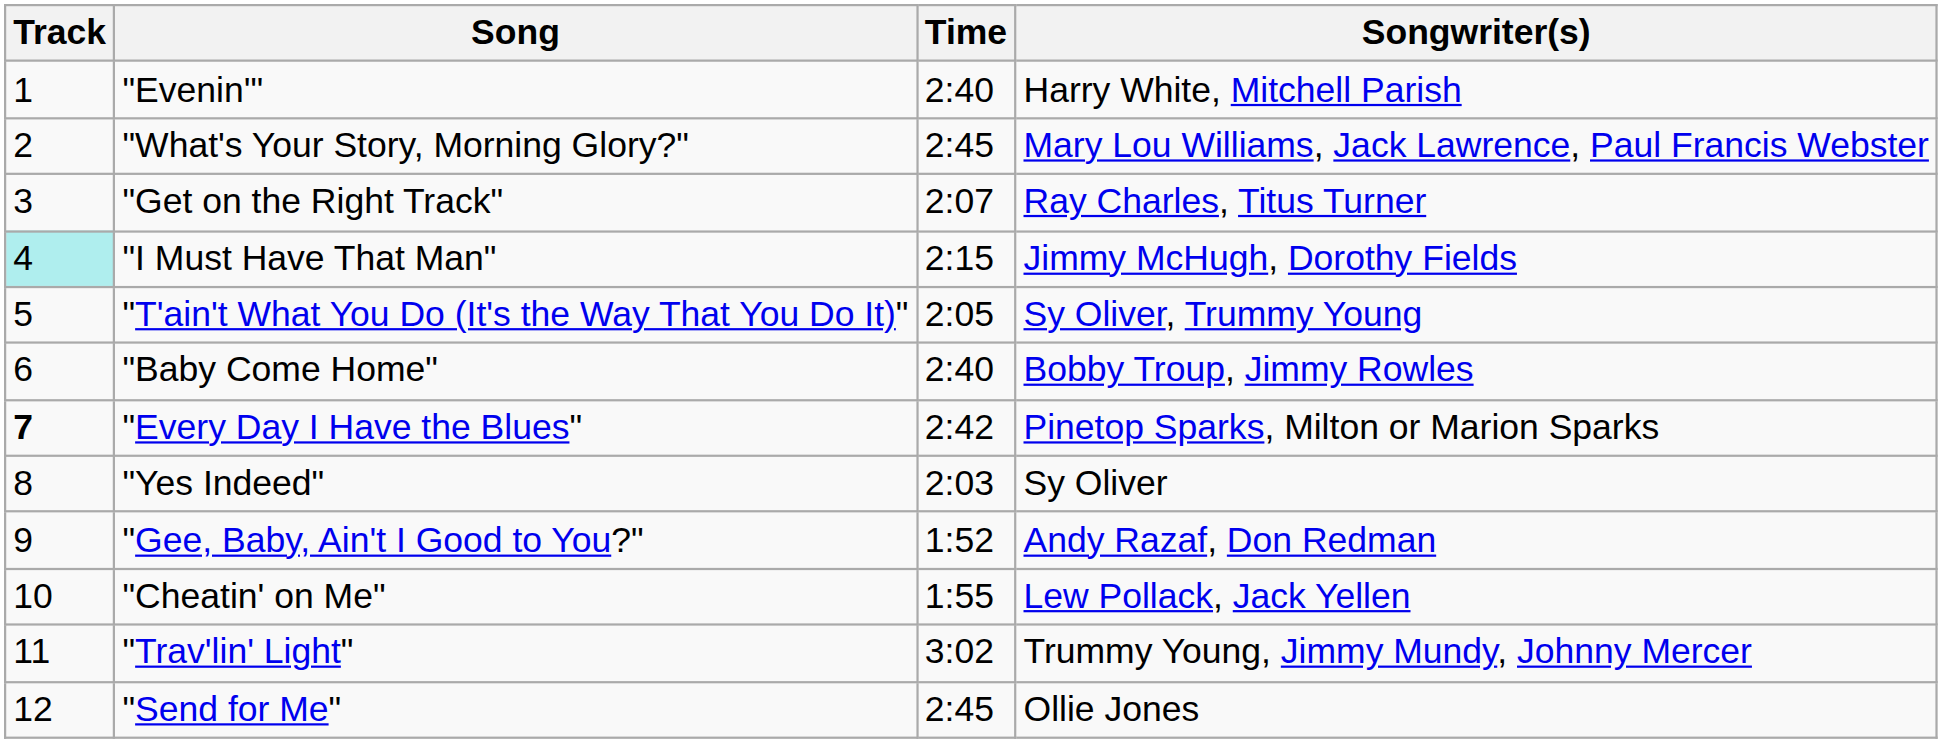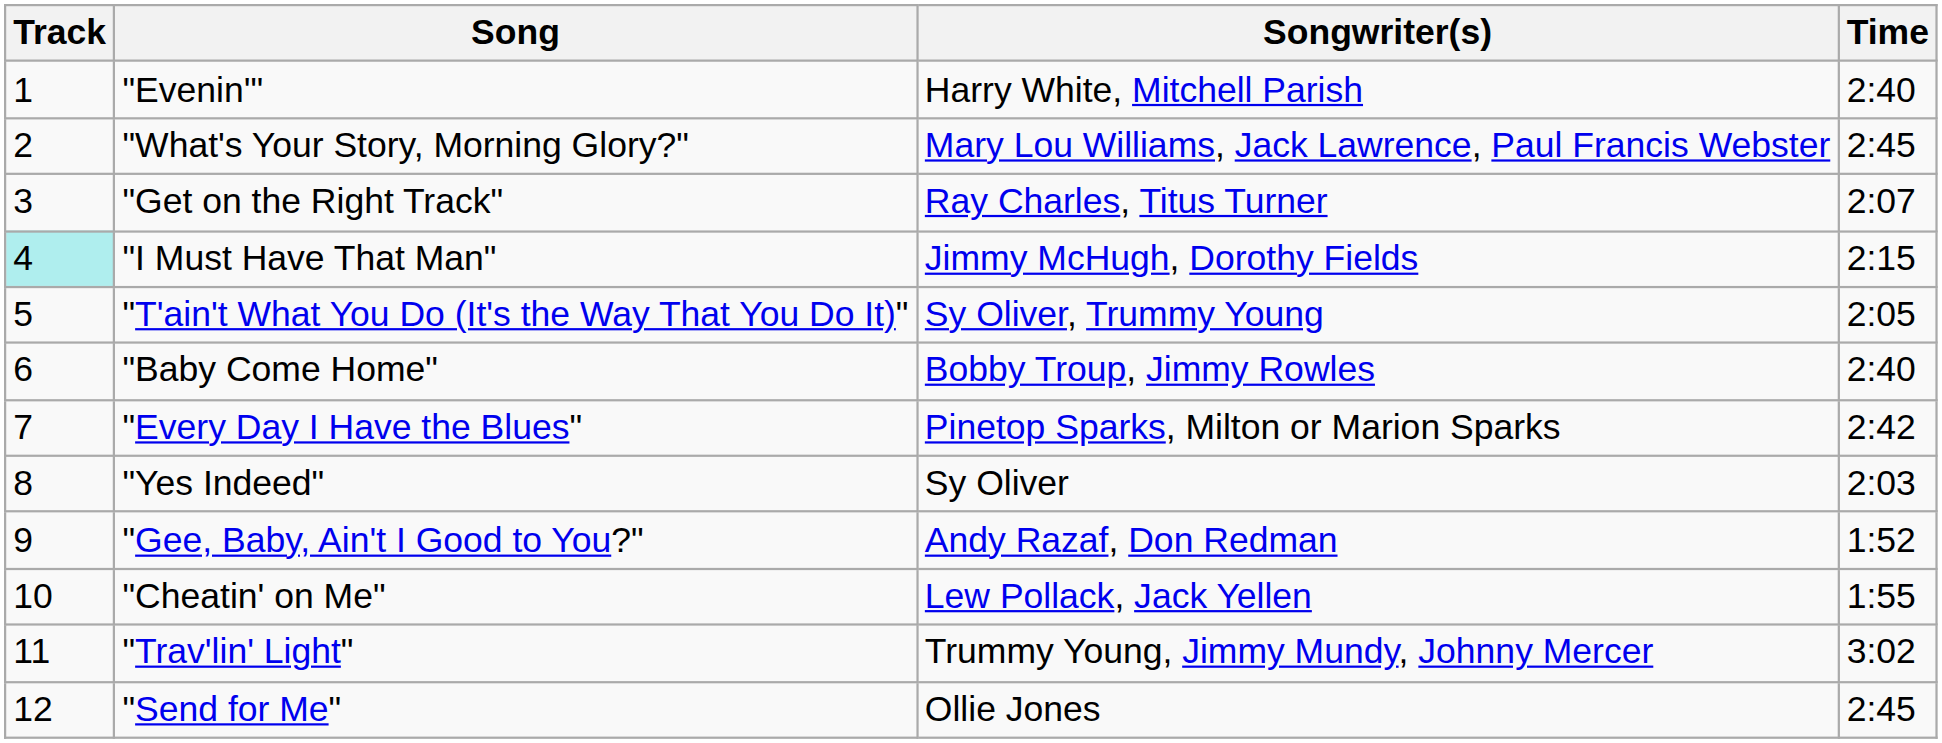columns swapped: (1476, 32) <-> (966, 32)
(23, 426) bold -> (23, 426) normal
